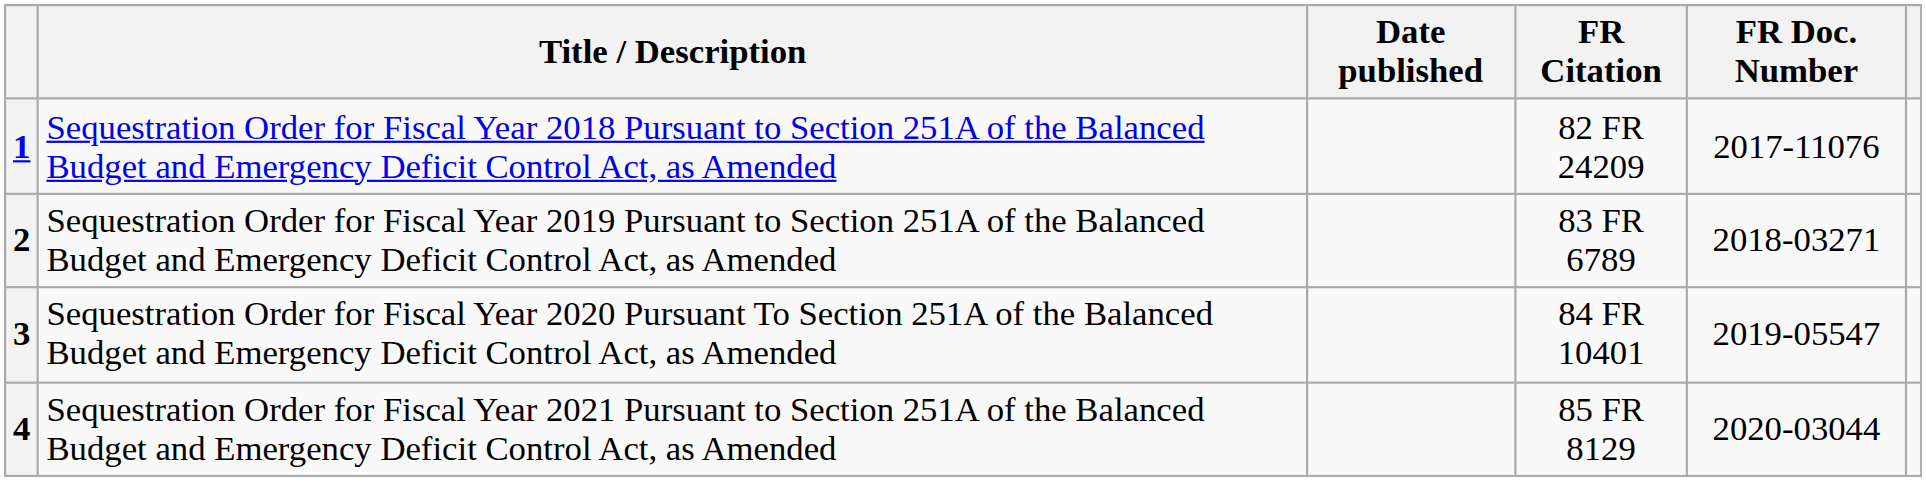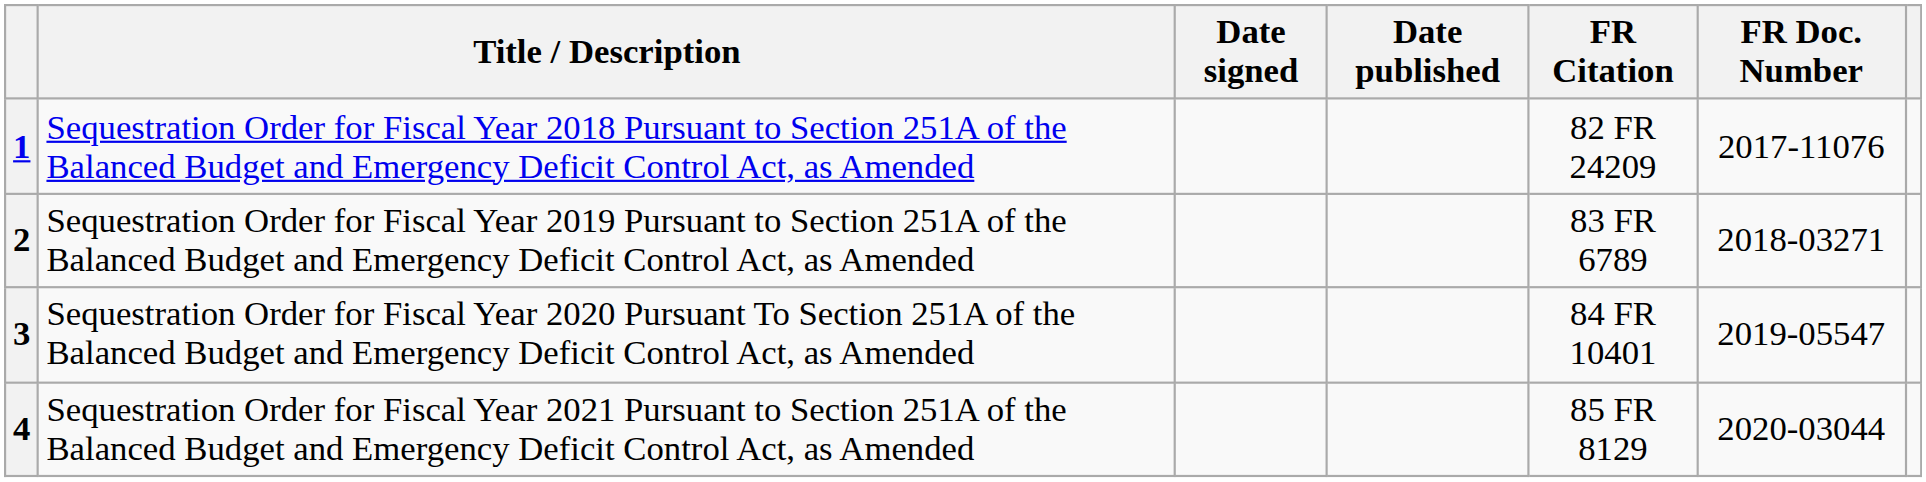+ column: (1251, 51)
